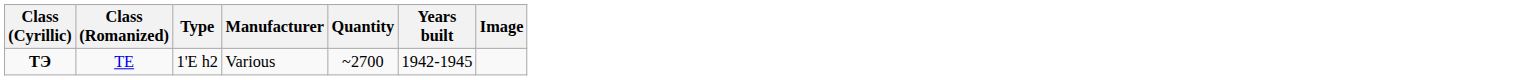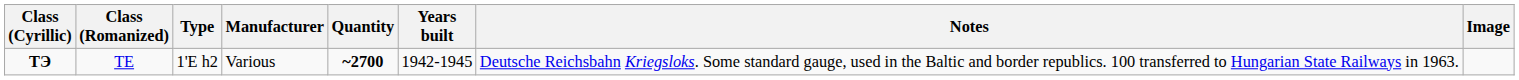+ column: (969, 26)
(363, 61) normal -> (363, 61) bold
